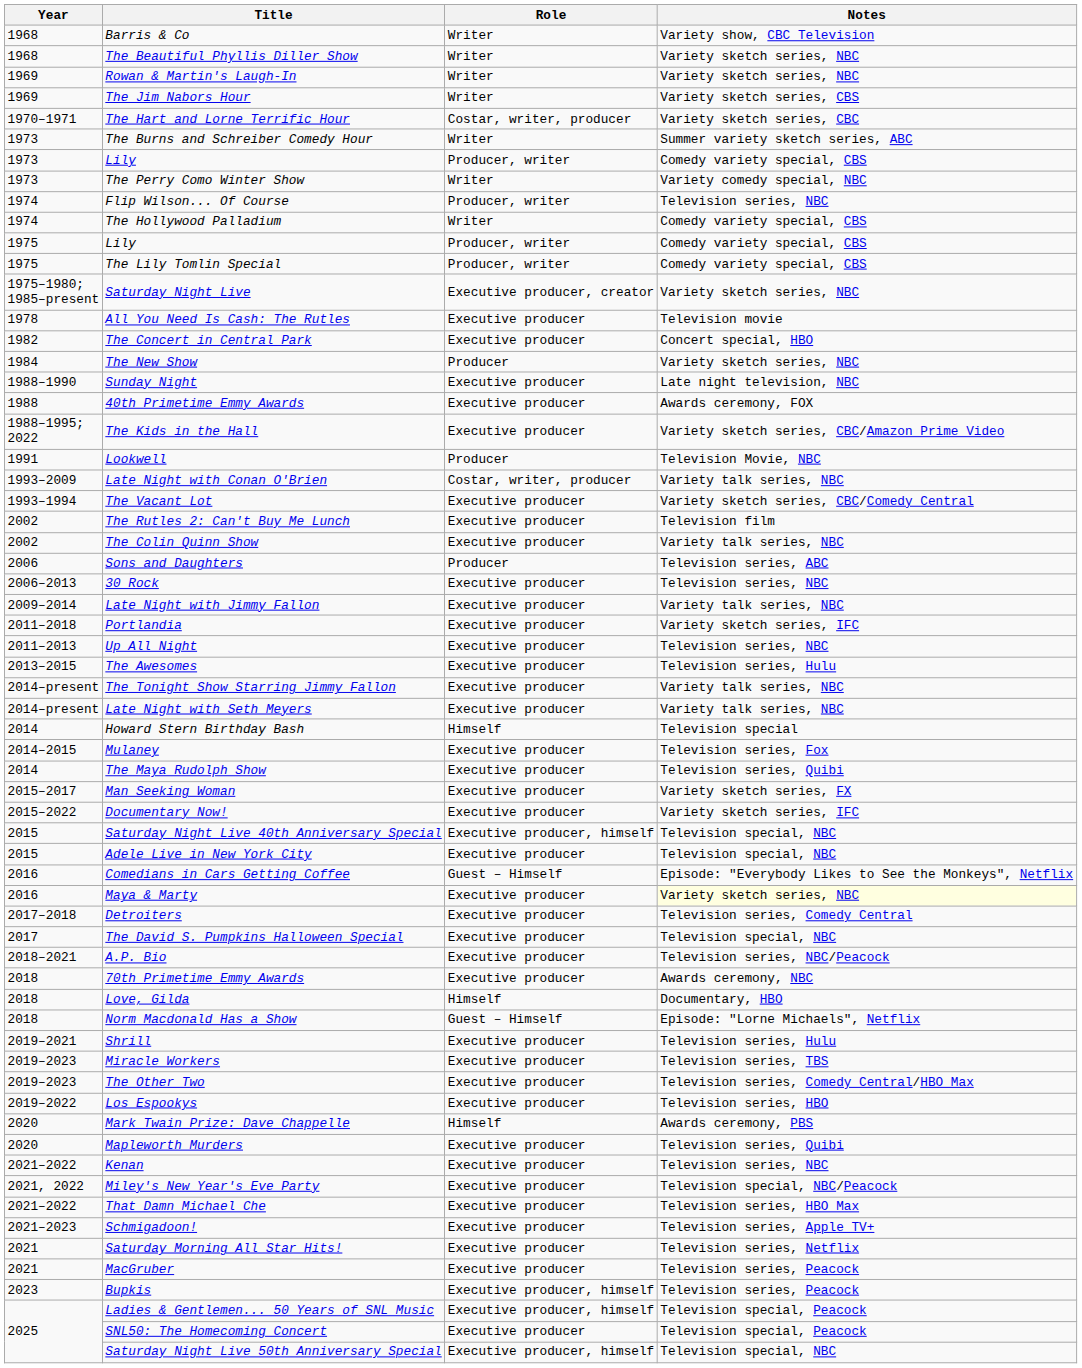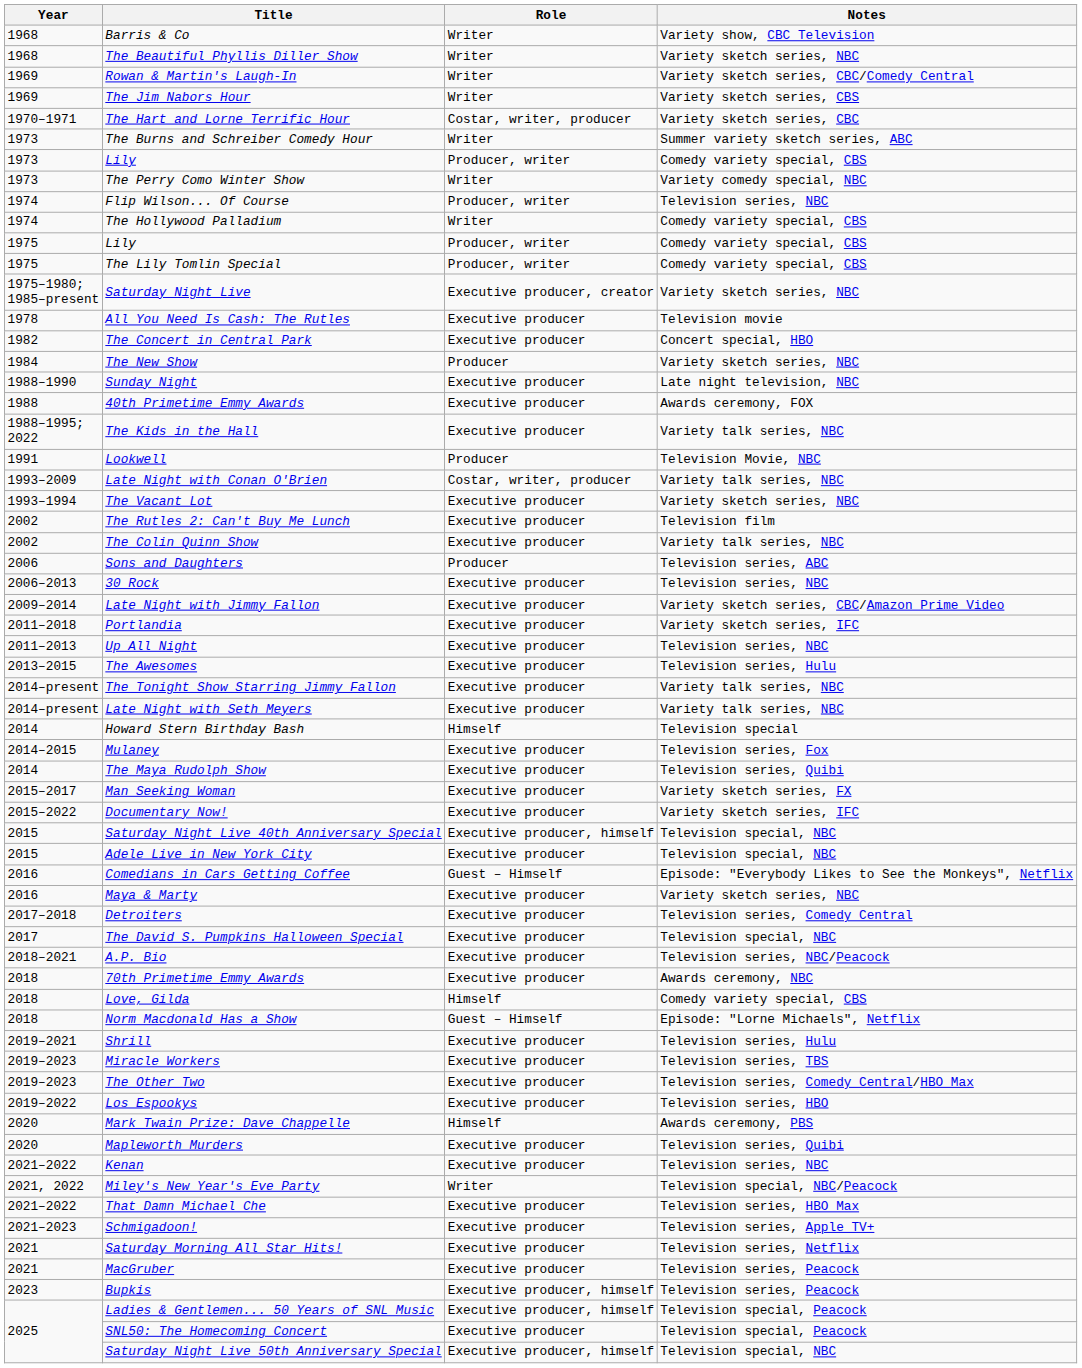(760, 77) Variety sketch series, NBC -> (817, 77) Variety sketch series, CBC/Comedy Central
(832, 431) Variety sketch series, CBC/Amazon Prime Video -> (752, 431) Variety talk series, NBC
(817, 501) Variety sketch series, CBC/Comedy Central -> (760, 501) Variety sketch series, NBC
(752, 605) Variety talk series, NBC -> (832, 605) Variety sketch series, CBC/Amazon Prime Video
(760, 896) lightyellow background -> (760, 896) no background
(721, 999) Documentary, HBO -> (764, 999) Comedy variety special, CBS
(517, 1186) Executive producer -> (471, 1186) Writer
